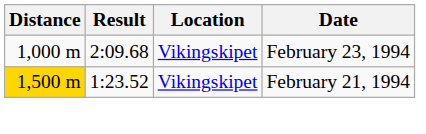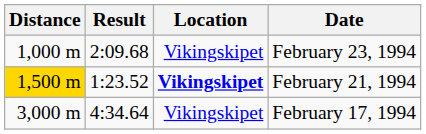(208, 81) normal -> (211, 81) bold
+ row: (344, 112)
